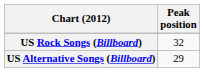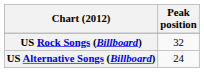(179, 59) 29 -> (179, 59) 24
